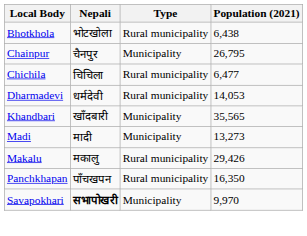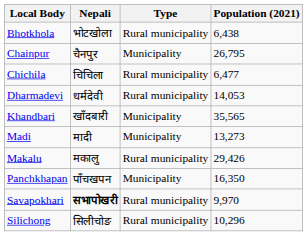(165, 178) Rural municipality -> (152, 178) Municipality
(152, 199) Municipality -> (165, 199) Rural municipality
+ row: (29, 220)
